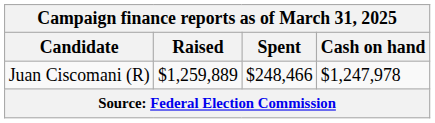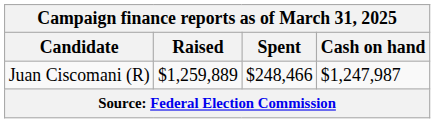(361, 74) $1,247,978 -> (361, 74) $1,247,987
